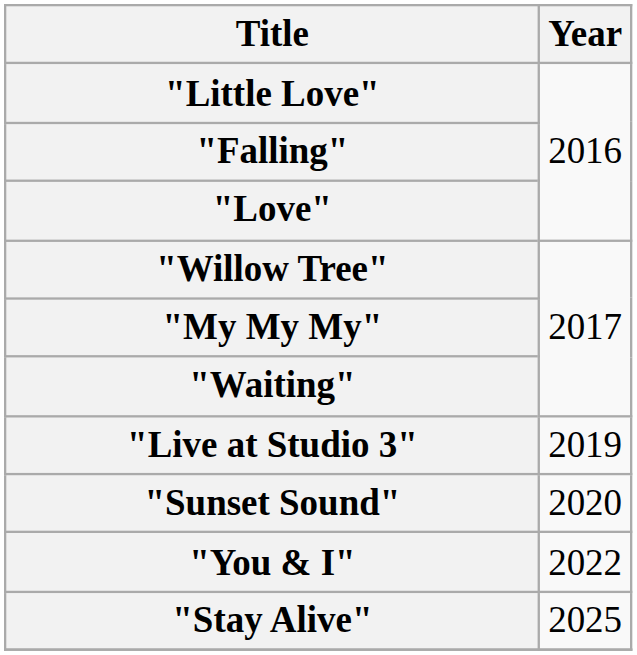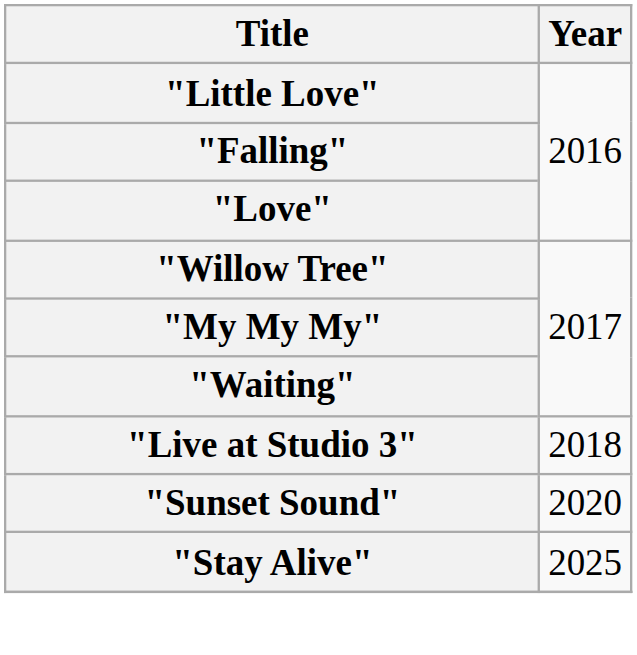(585, 444) 2019 -> (585, 444) 2018
- row: (272, 561)
